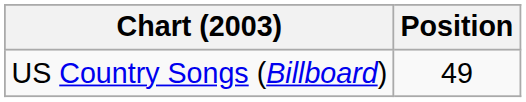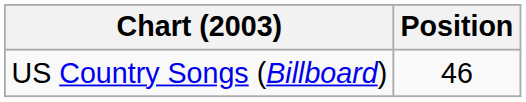(457, 72) 49 -> (457, 72) 46
